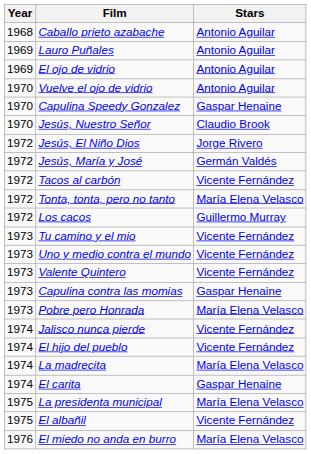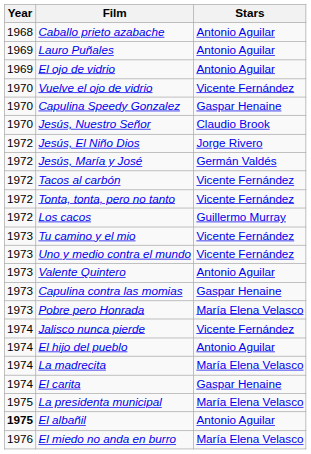(236, 87) Antonio Aguilar -> (245, 87) Vicente Fernández
(250, 198) María Elena Velasco -> (245, 198) Vicente Fernández
(245, 273) Vicente Fernández -> (236, 273) Antonio Aguilar
(245, 347) Vicente Fernández -> (236, 347) Antonio Aguilar
(20, 421) normal -> (20, 421) bold
(245, 421) Vicente Fernández -> (236, 421) Antonio Aguilar
